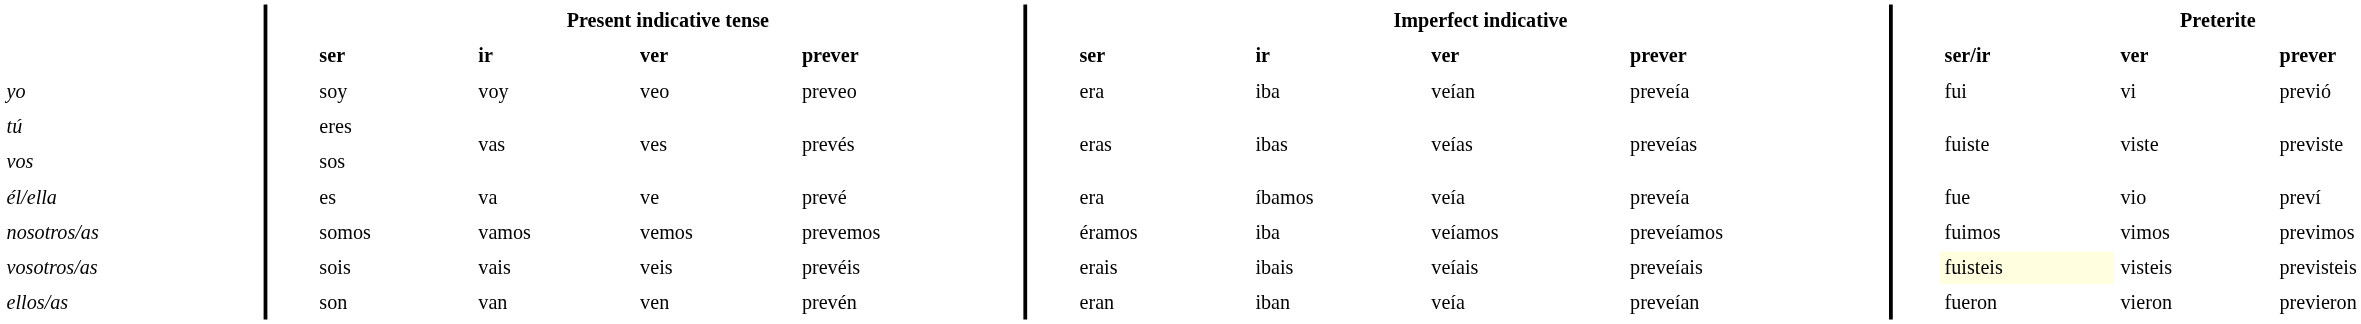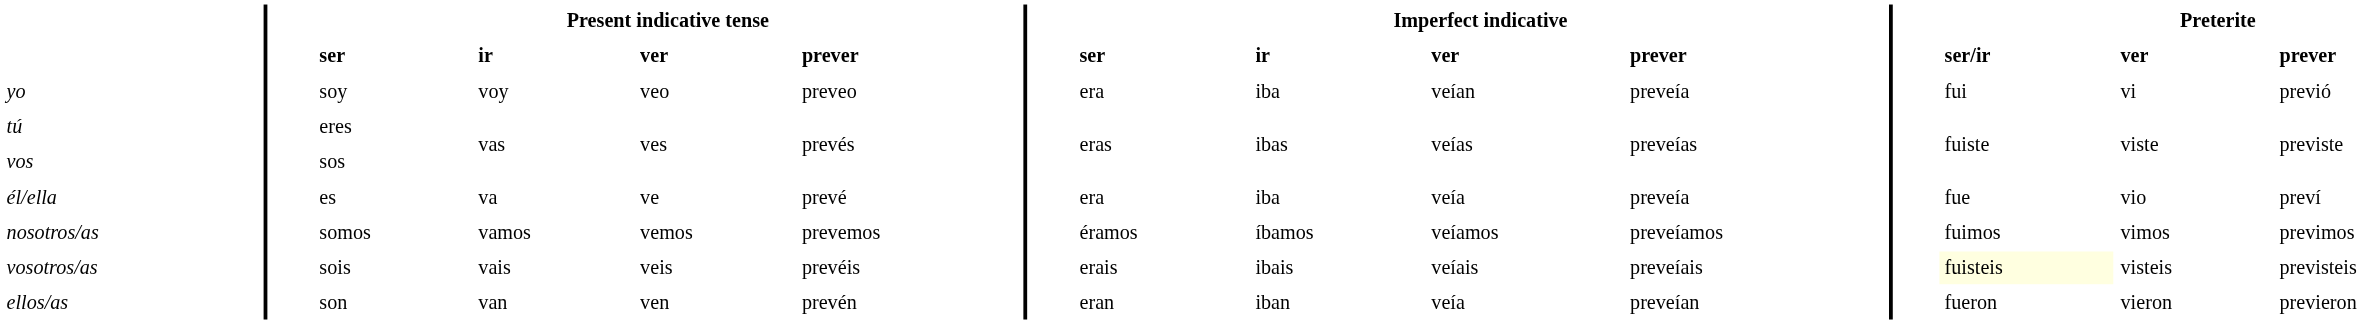(1284, 197) íbamos -> (1268, 197) iba
(1268, 232) iba -> (1284, 232) íbamos
